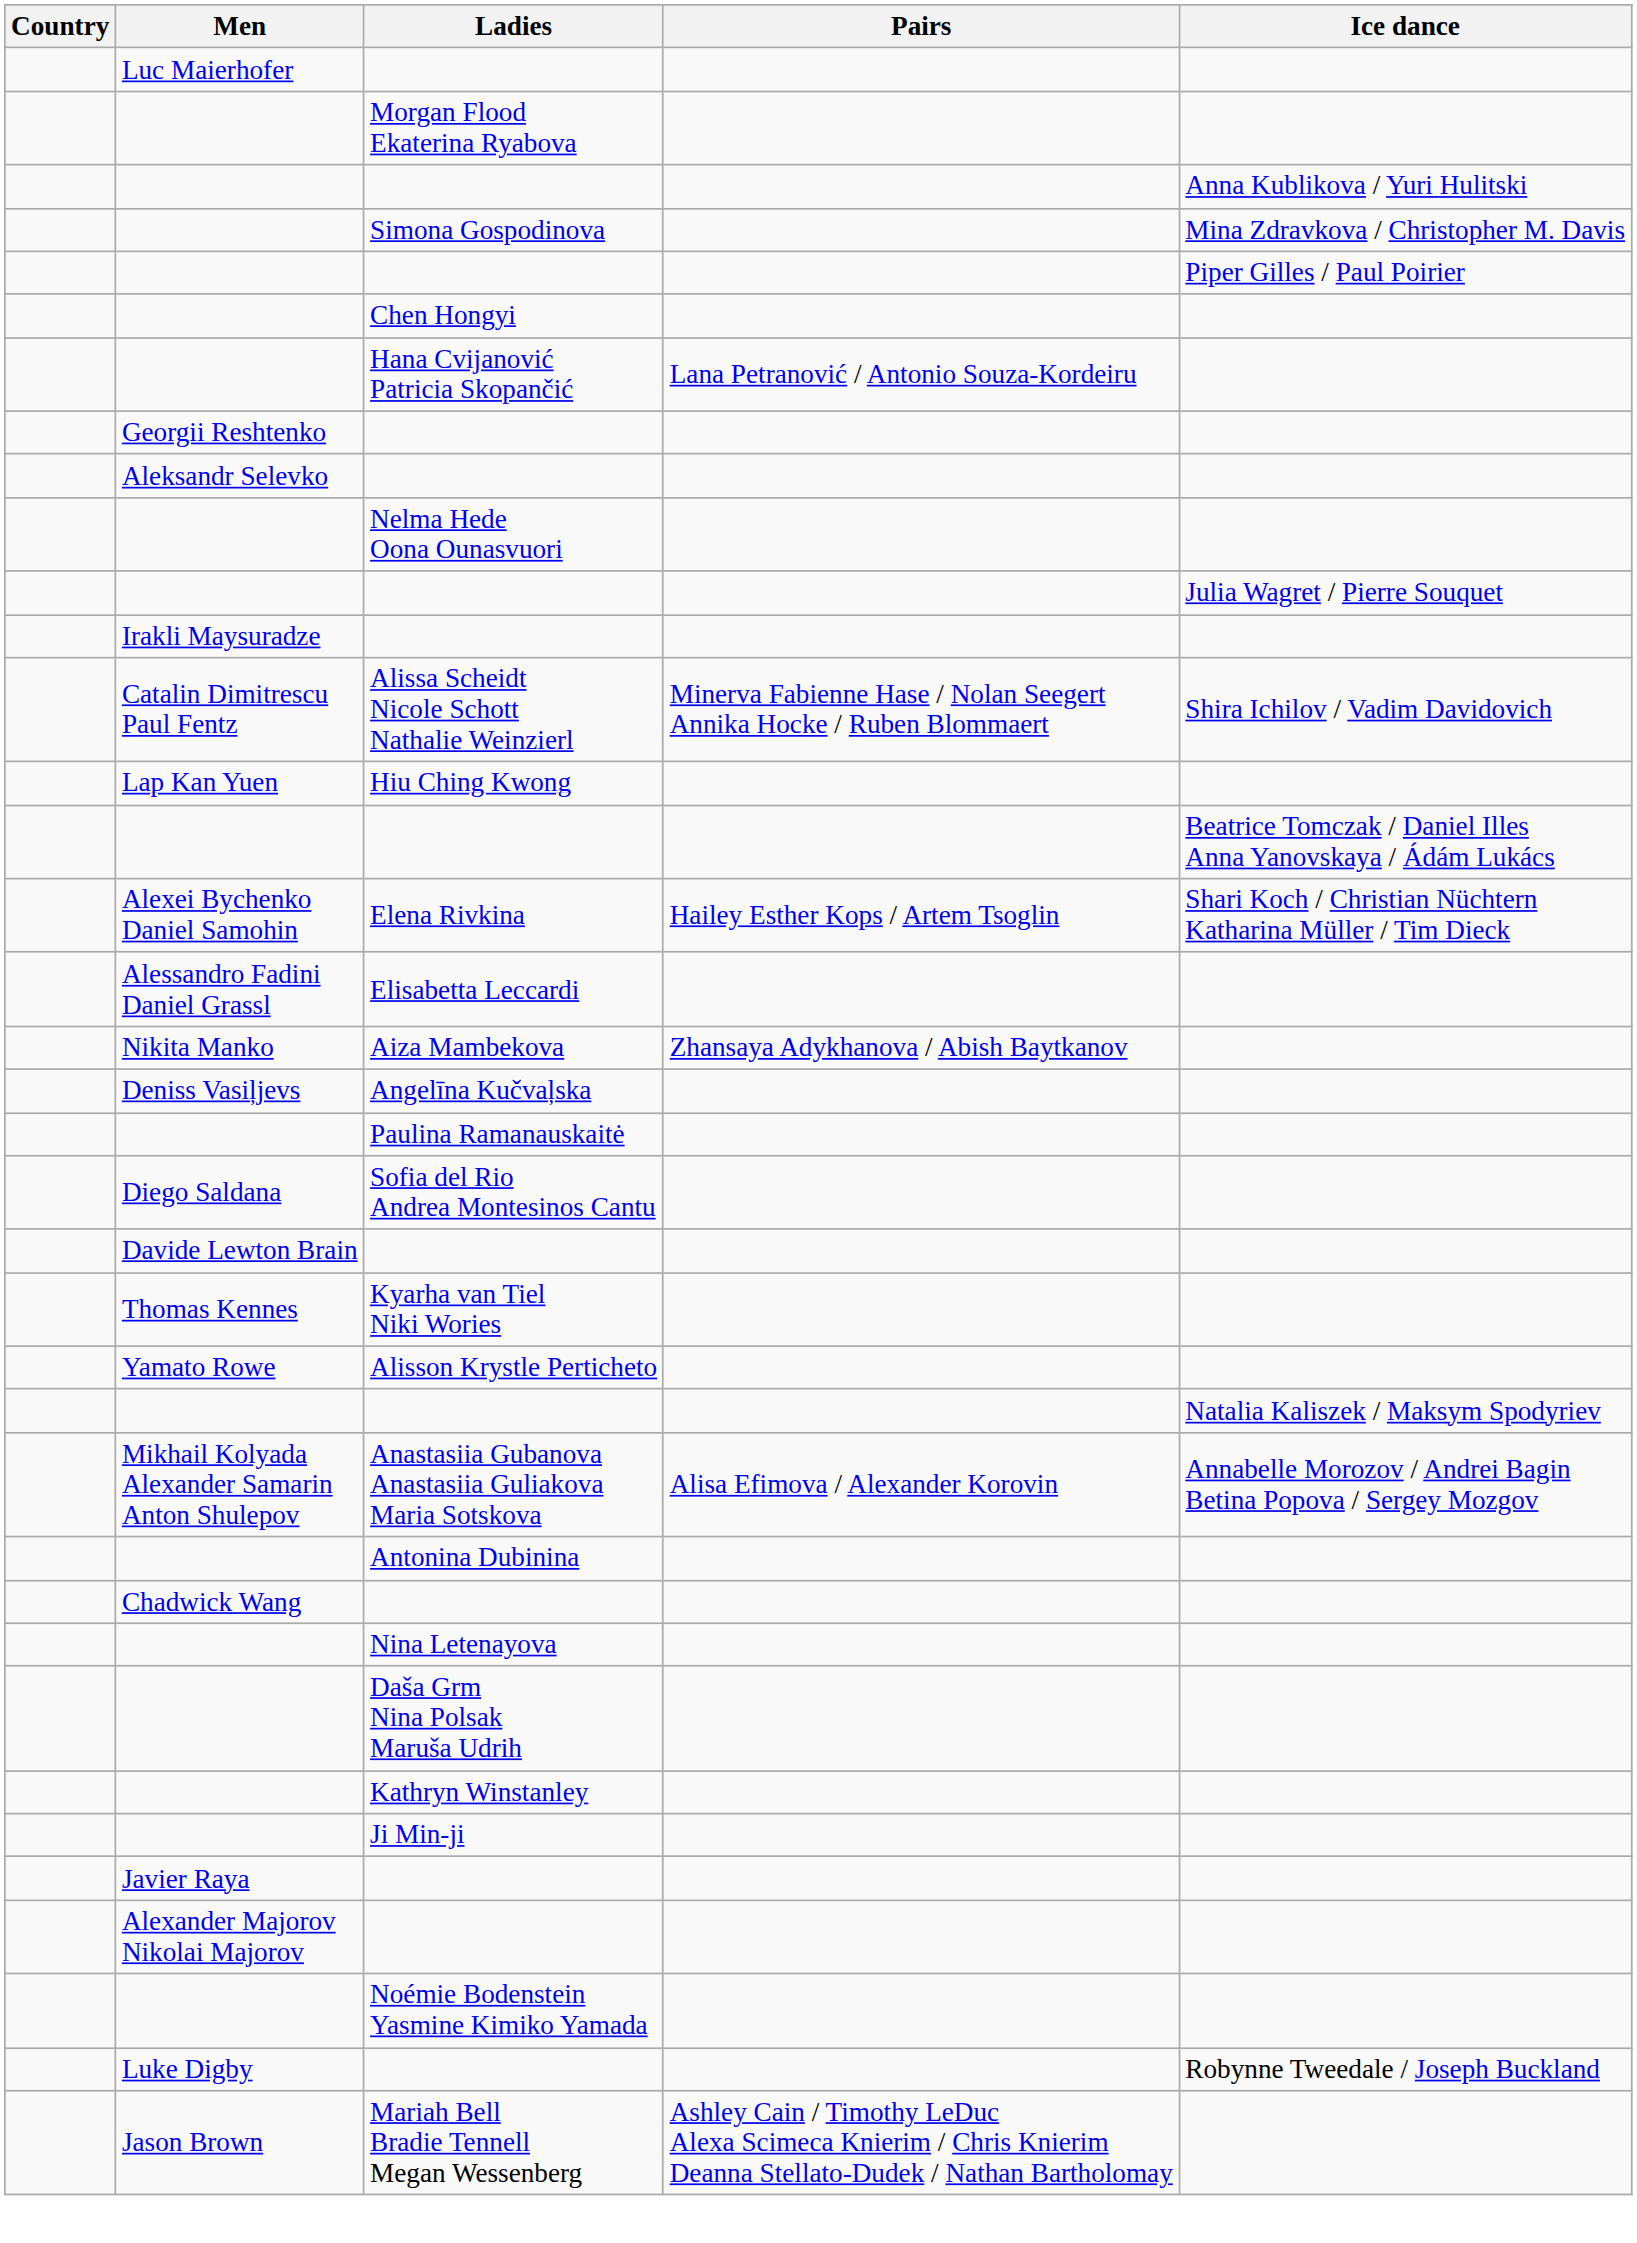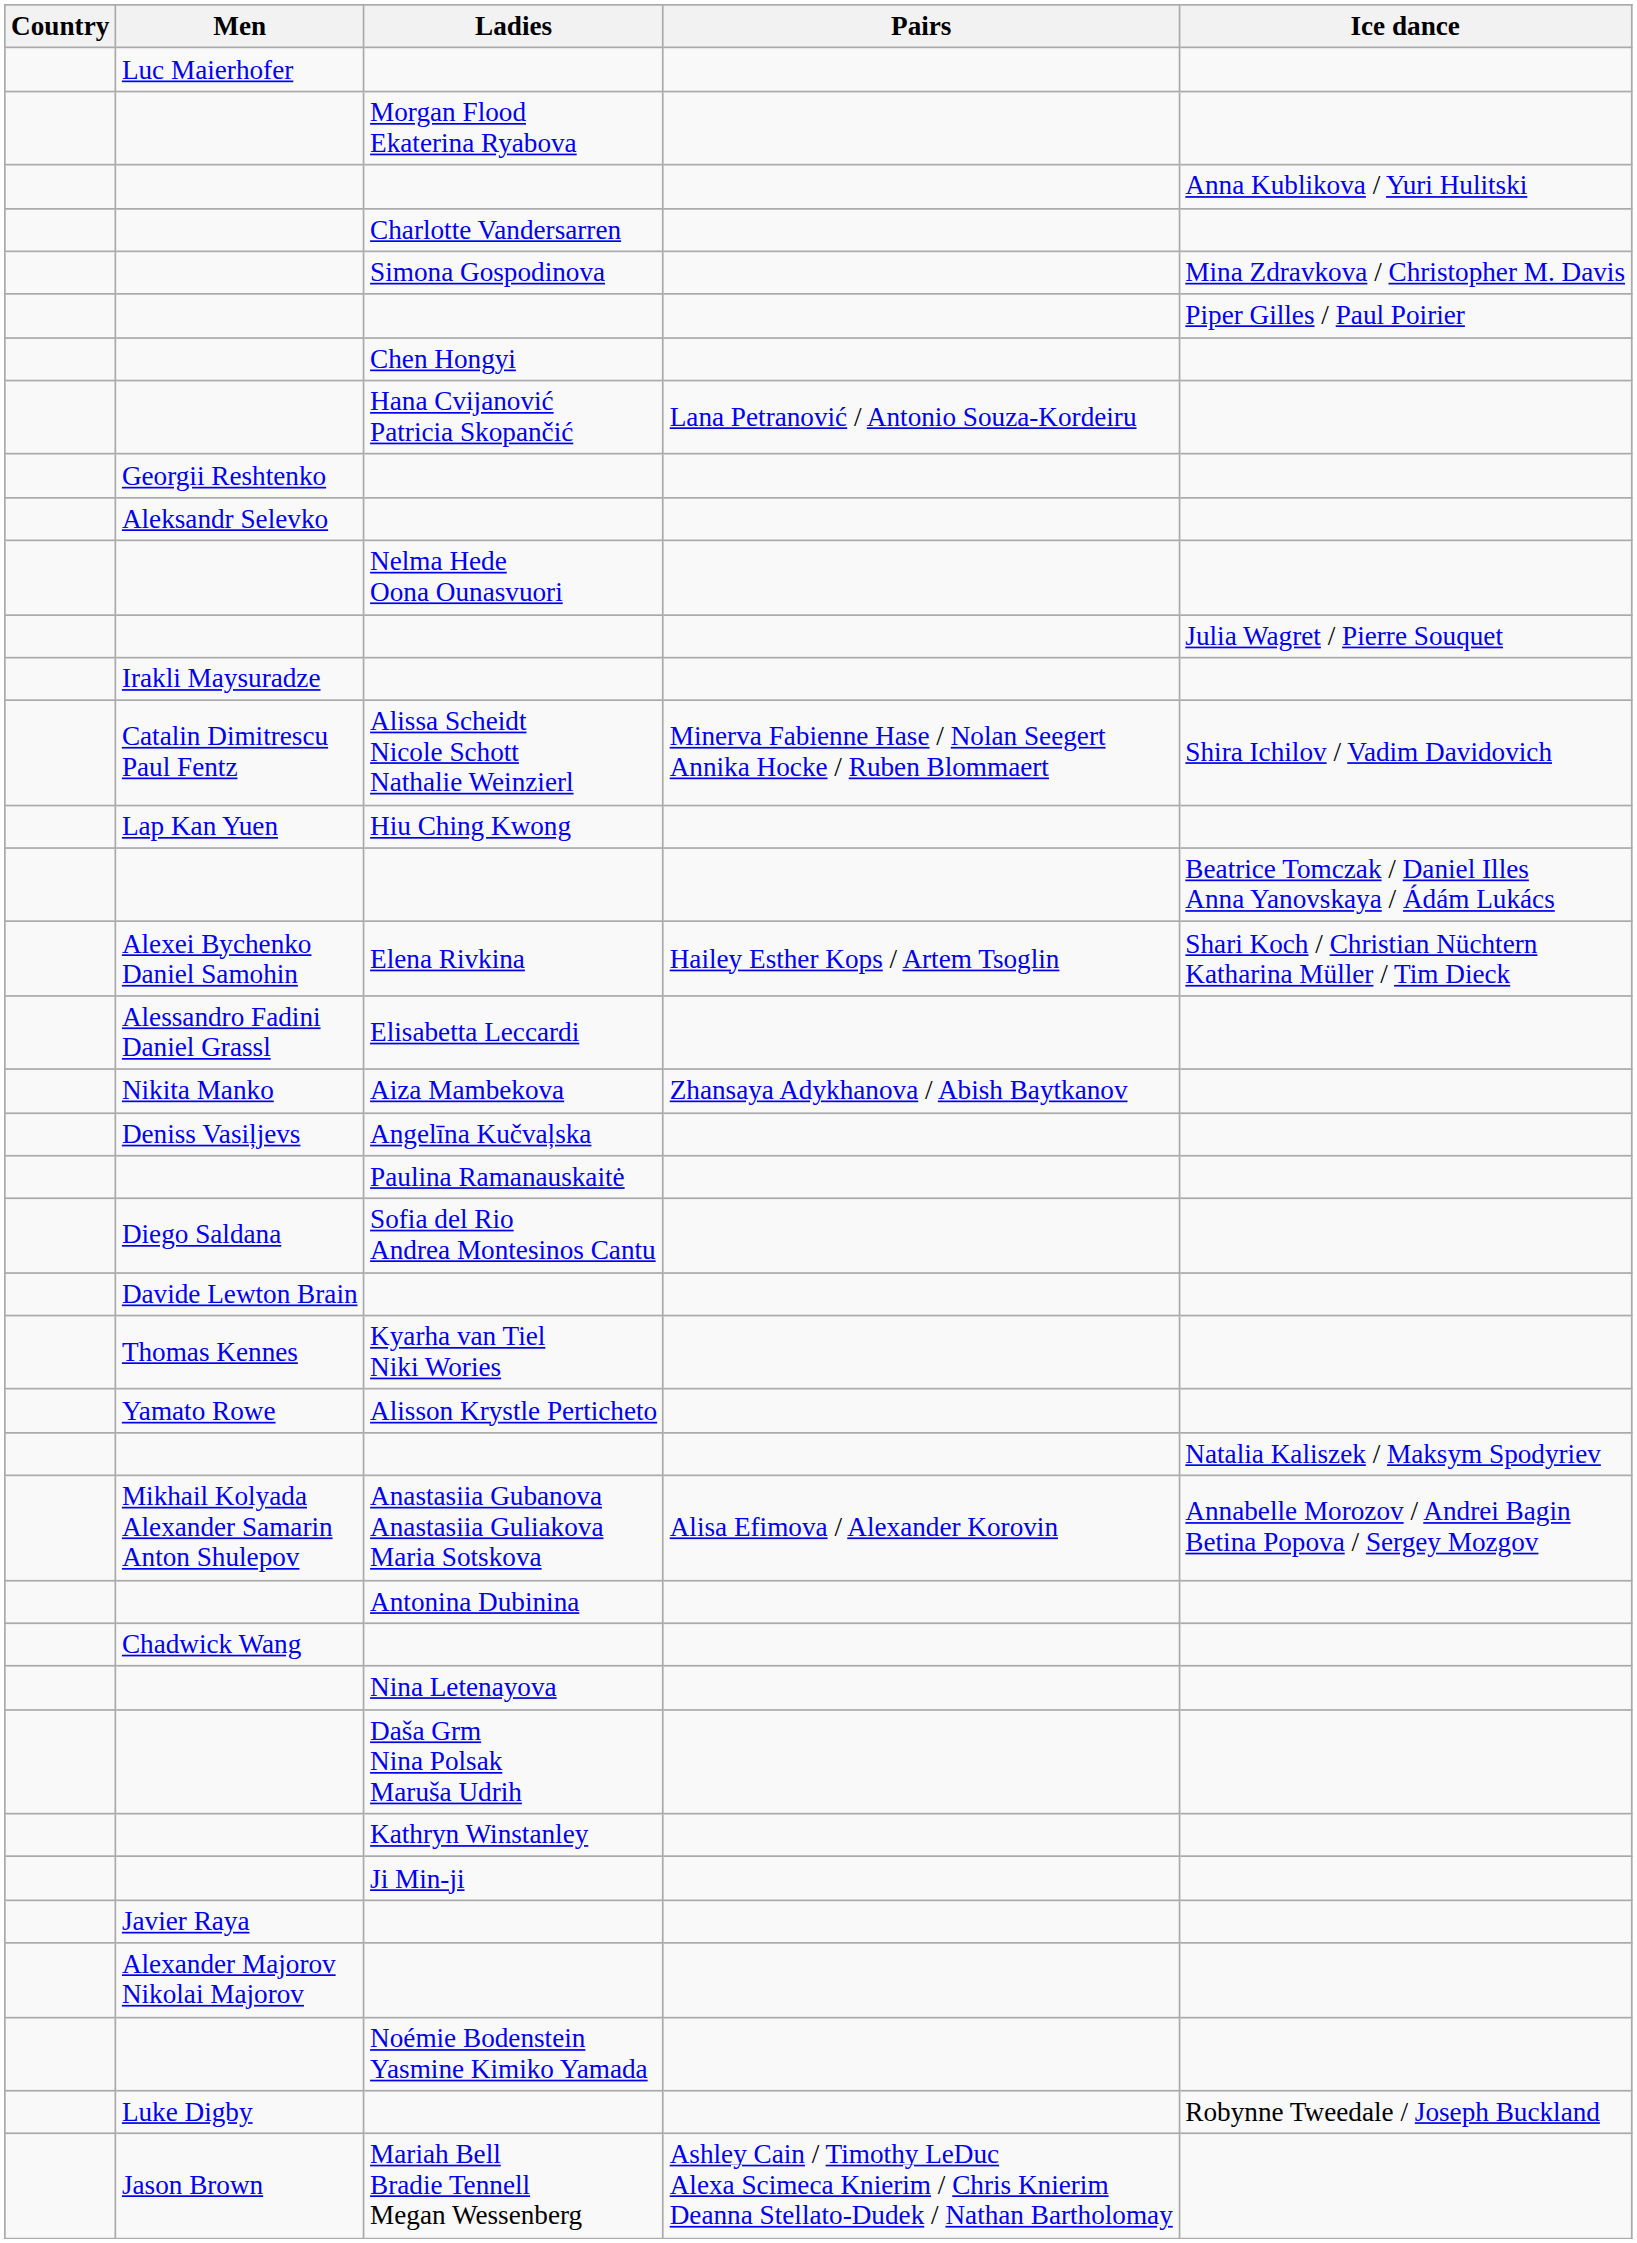+ row: (240, 230)
